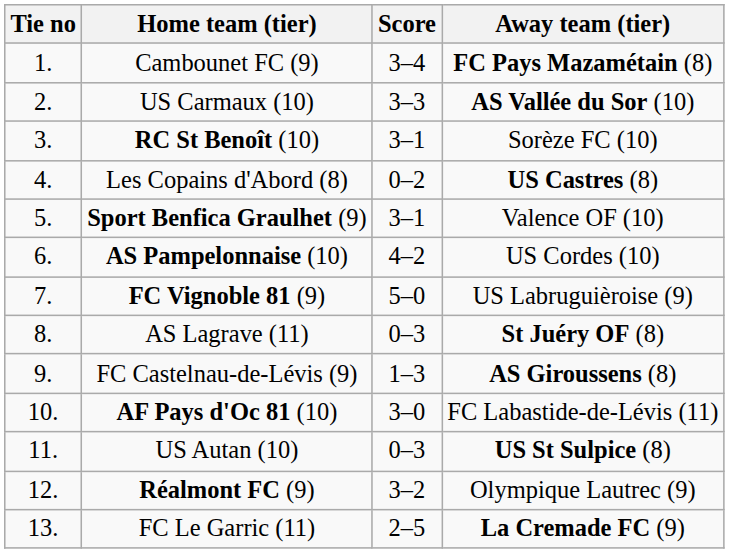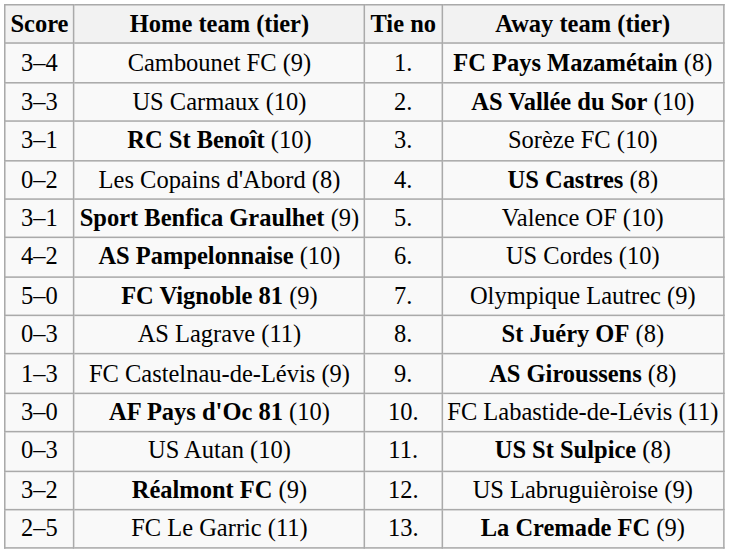columns swapped: (43, 23) <-> (407, 23)
(583, 295) US Labruguièroise (9) -> (583, 295) Olympique Lautrec (9)
(583, 489) Olympique Lautrec (9) -> (583, 489) US Labruguièroise (9)
